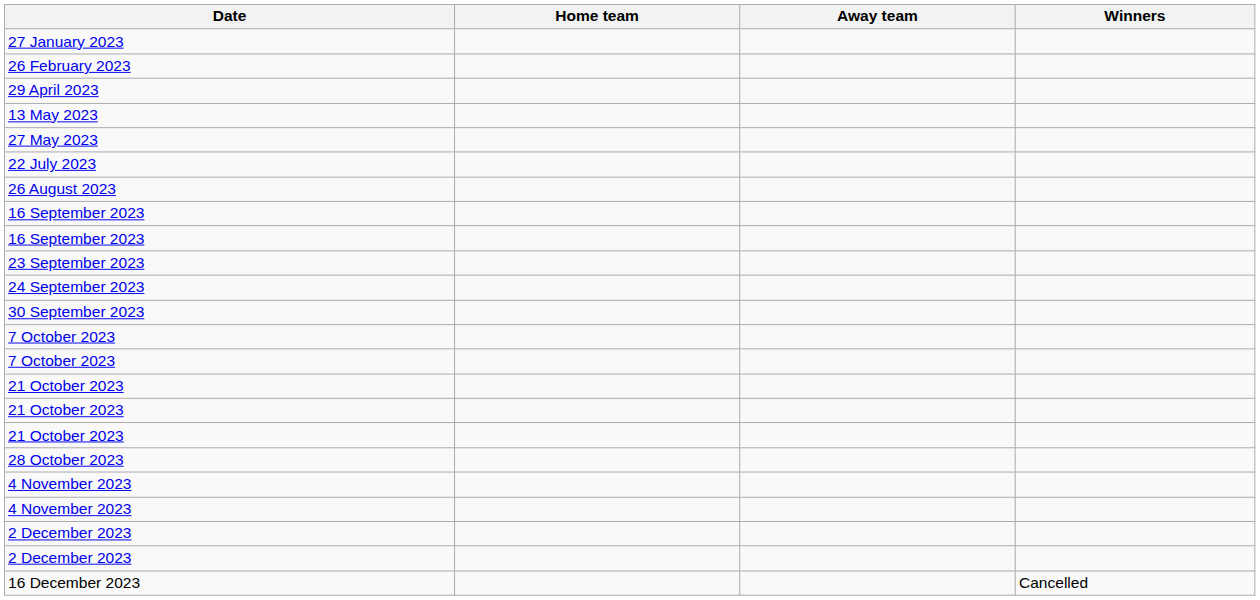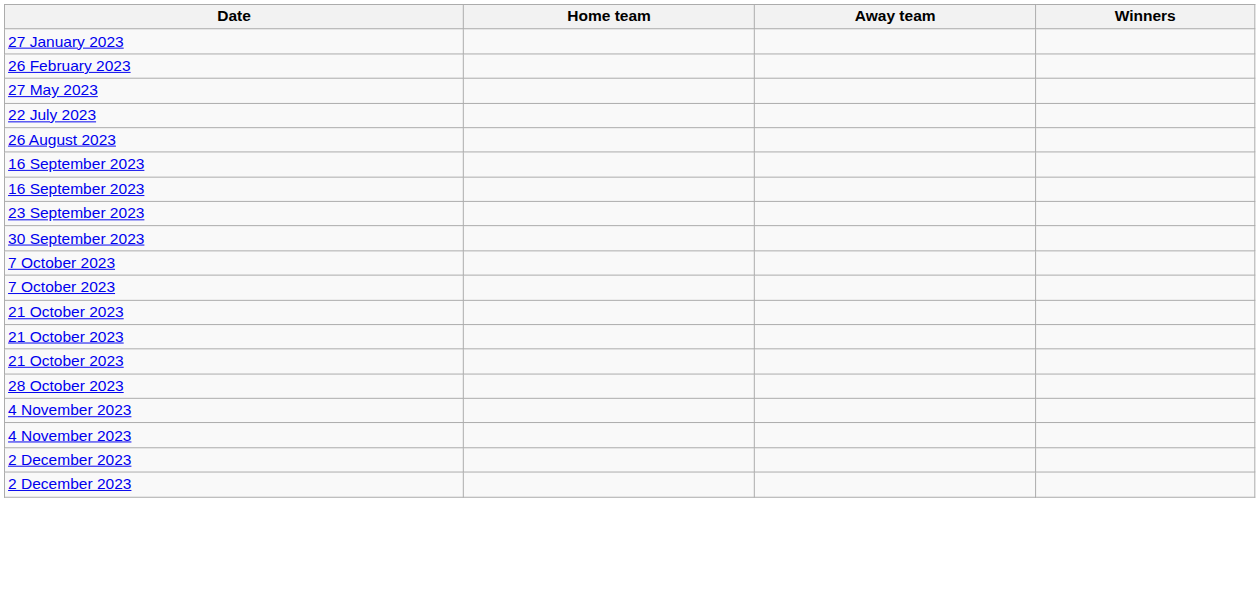- row: (53, 90)
- row: (53, 115)
- row: (76, 287)
- row: (74, 582)
